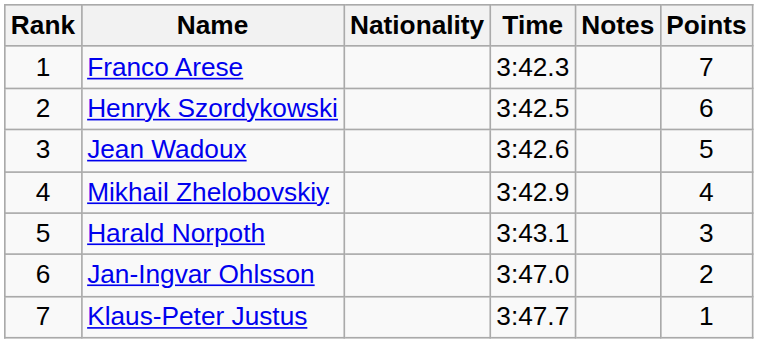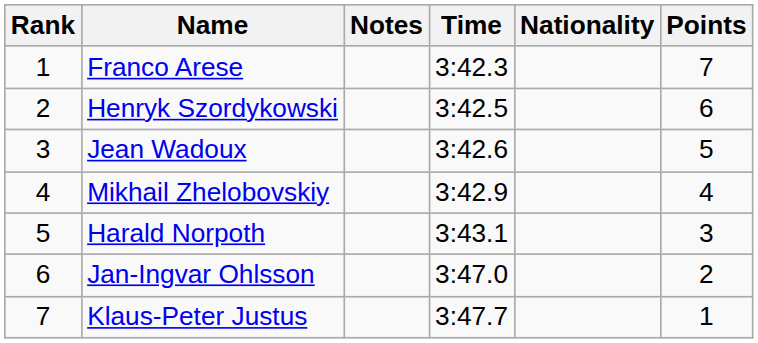columns swapped: (417, 25) <-> (618, 25)
